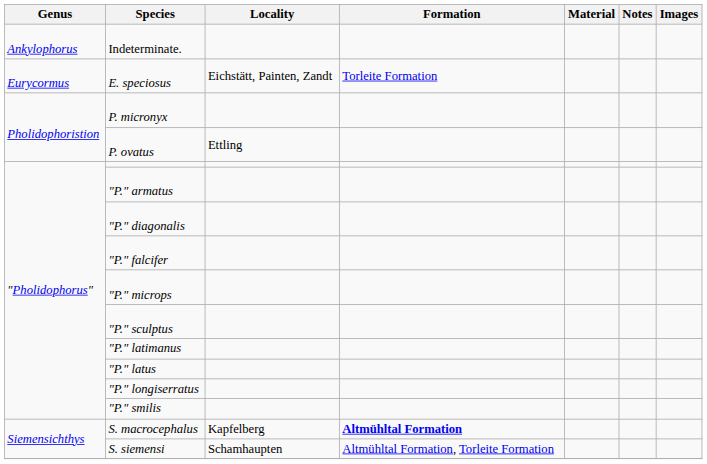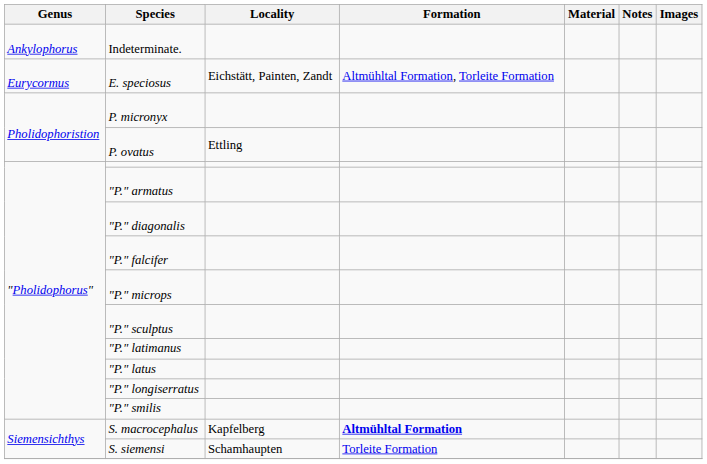(390, 75) Torleite Formation -> (448, 75) Altmühltal Formation, Torleite Formation
(448, 449) Altmühltal Formation, Torleite Formation -> (390, 449) Torleite Formation
